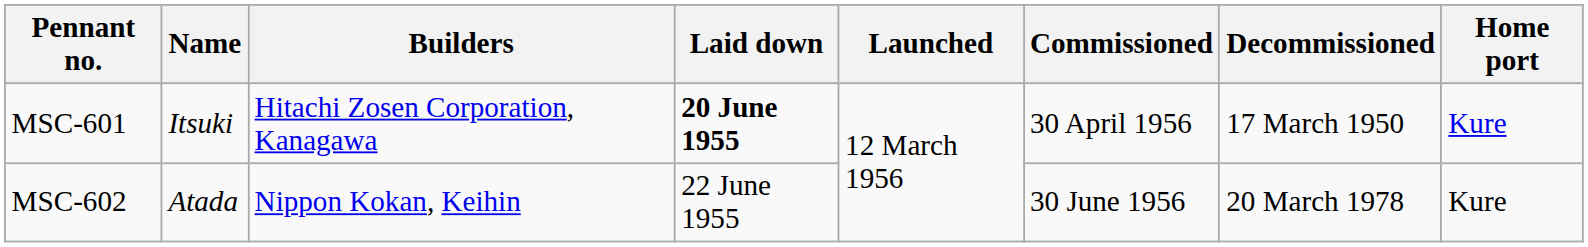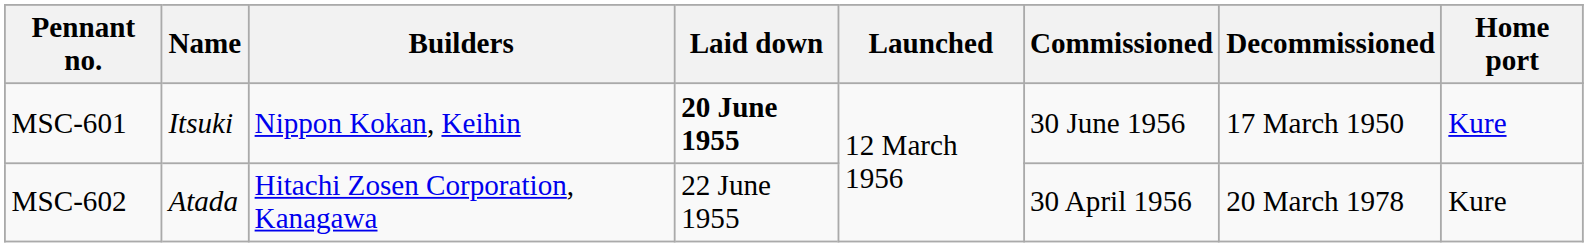(414, 122) Hitachi Zosen Corporation, Kanagawa -> (388, 122) Nippon Kokan, Keihin
(1111, 122) 30 April 1956 -> (1108, 122) 30 June 1956
(388, 201) Nippon Kokan, Keihin -> (414, 201) Hitachi Zosen Corporation, Kanagawa
(1108, 201) 30 June 1956 -> (1111, 201) 30 April 1956
